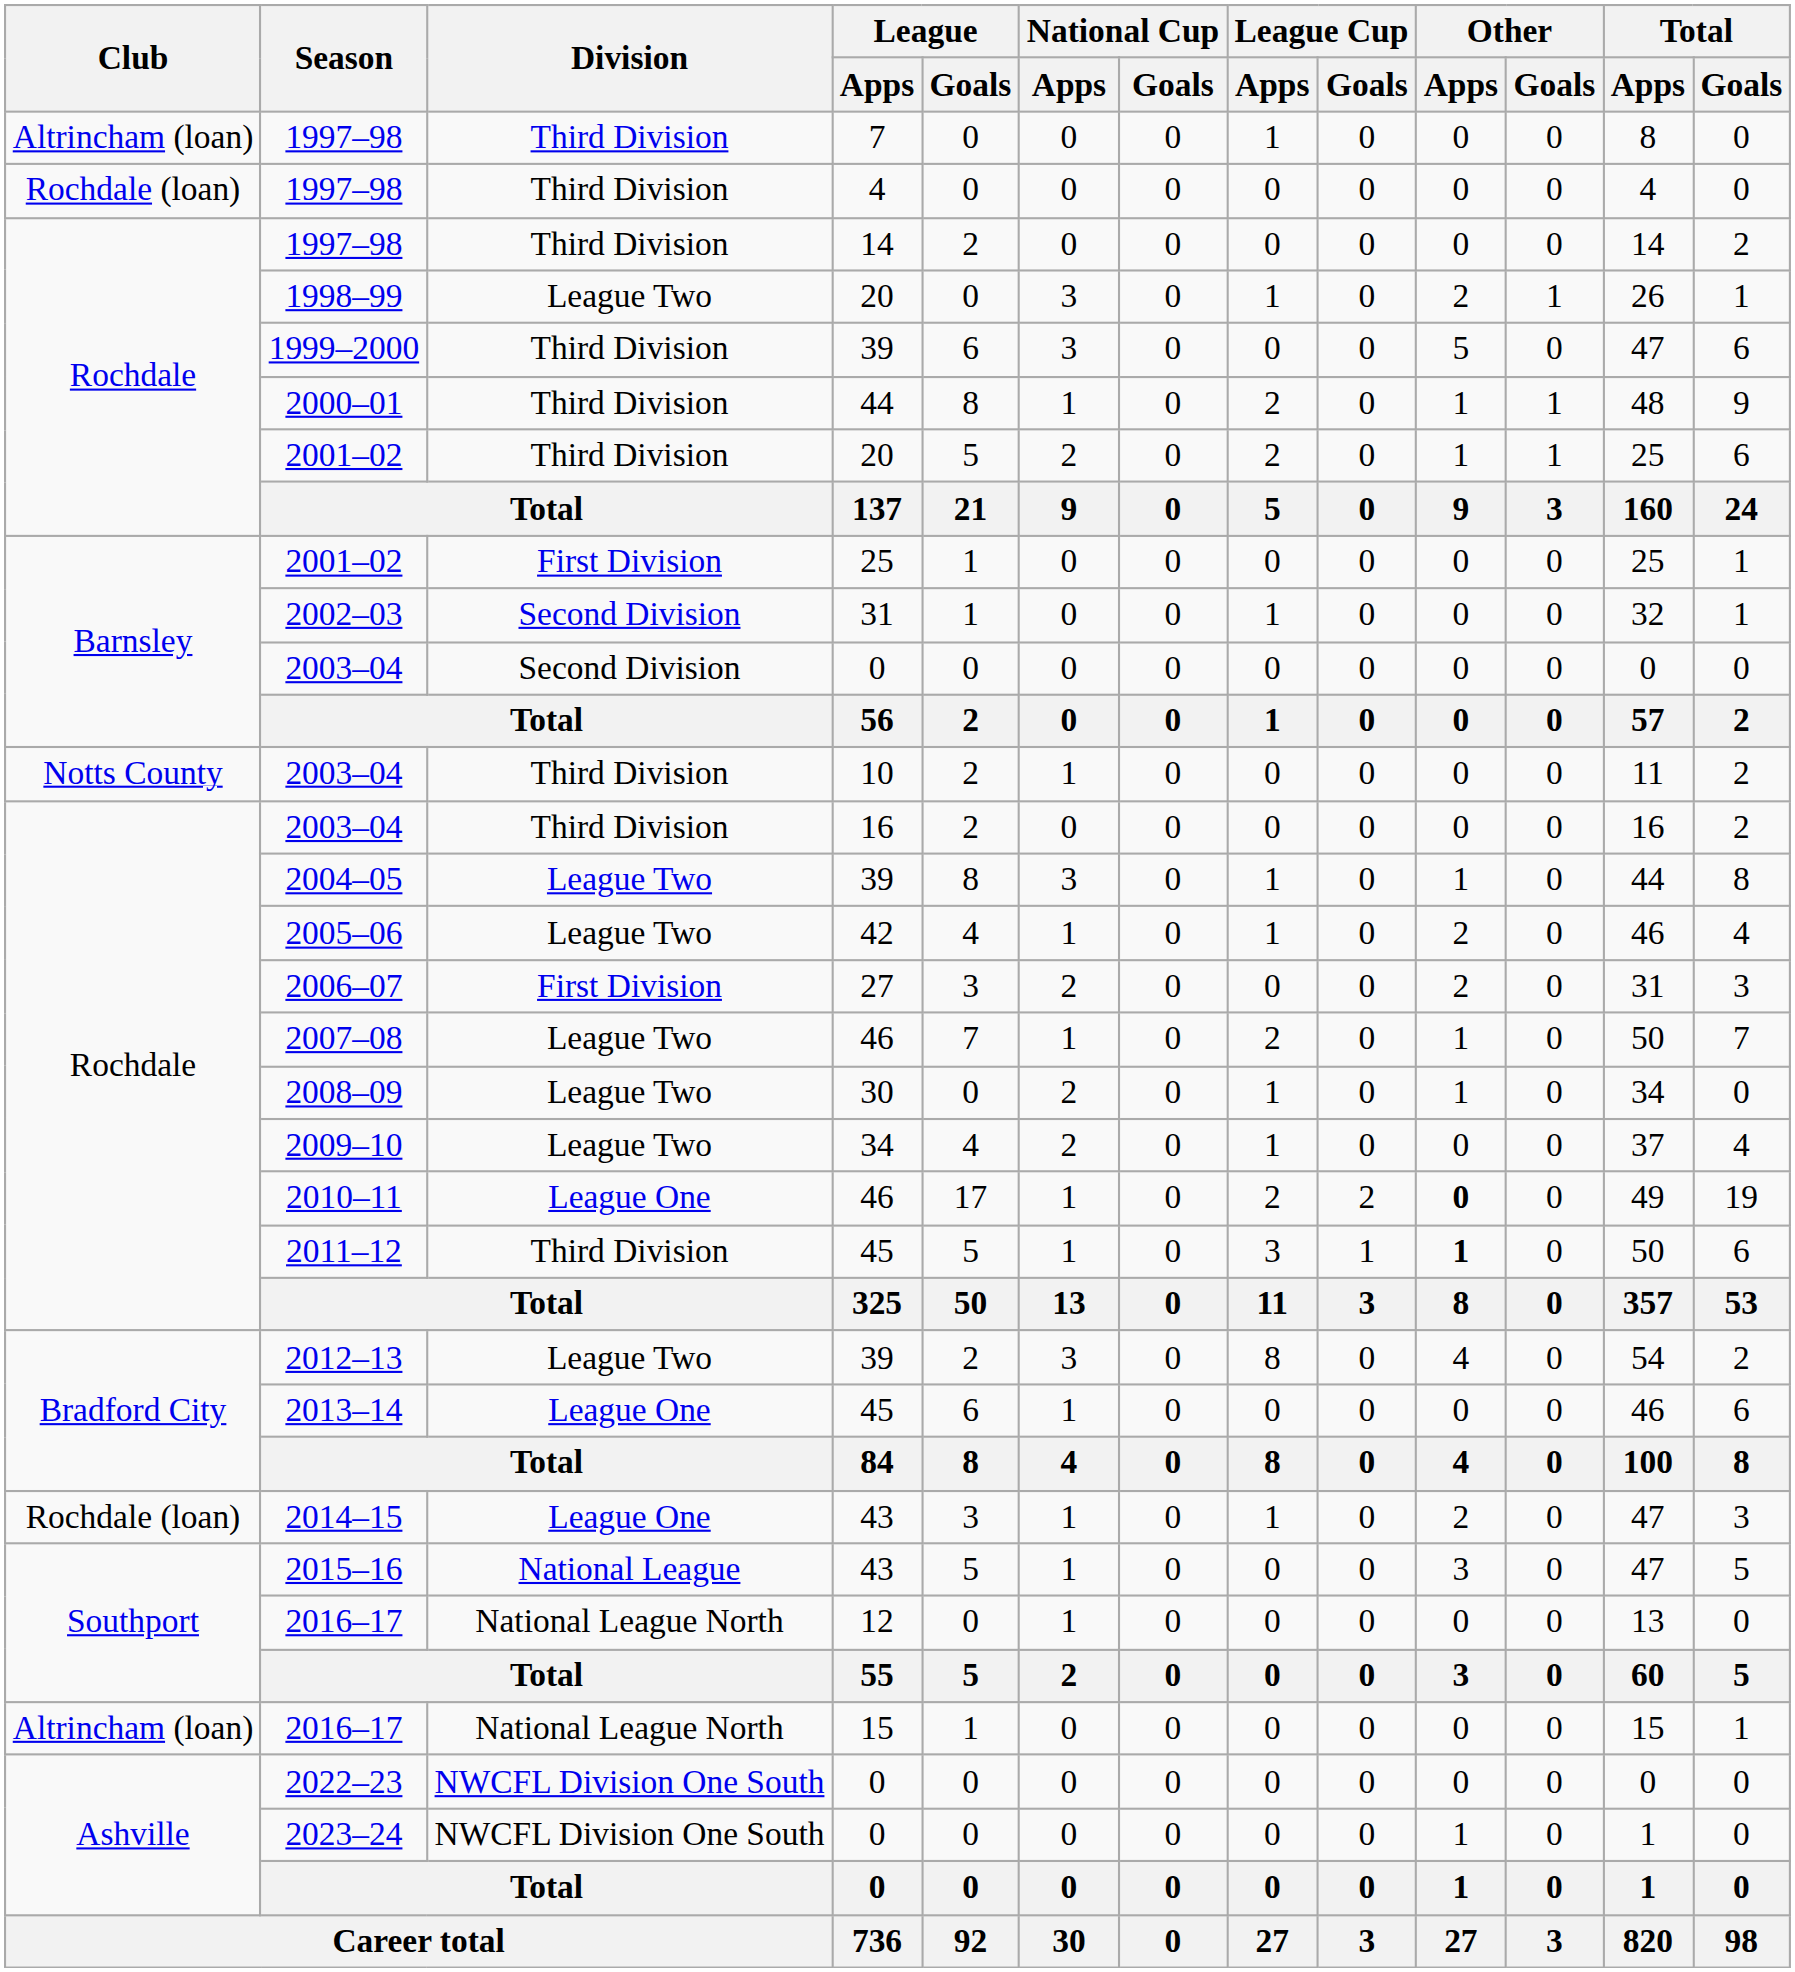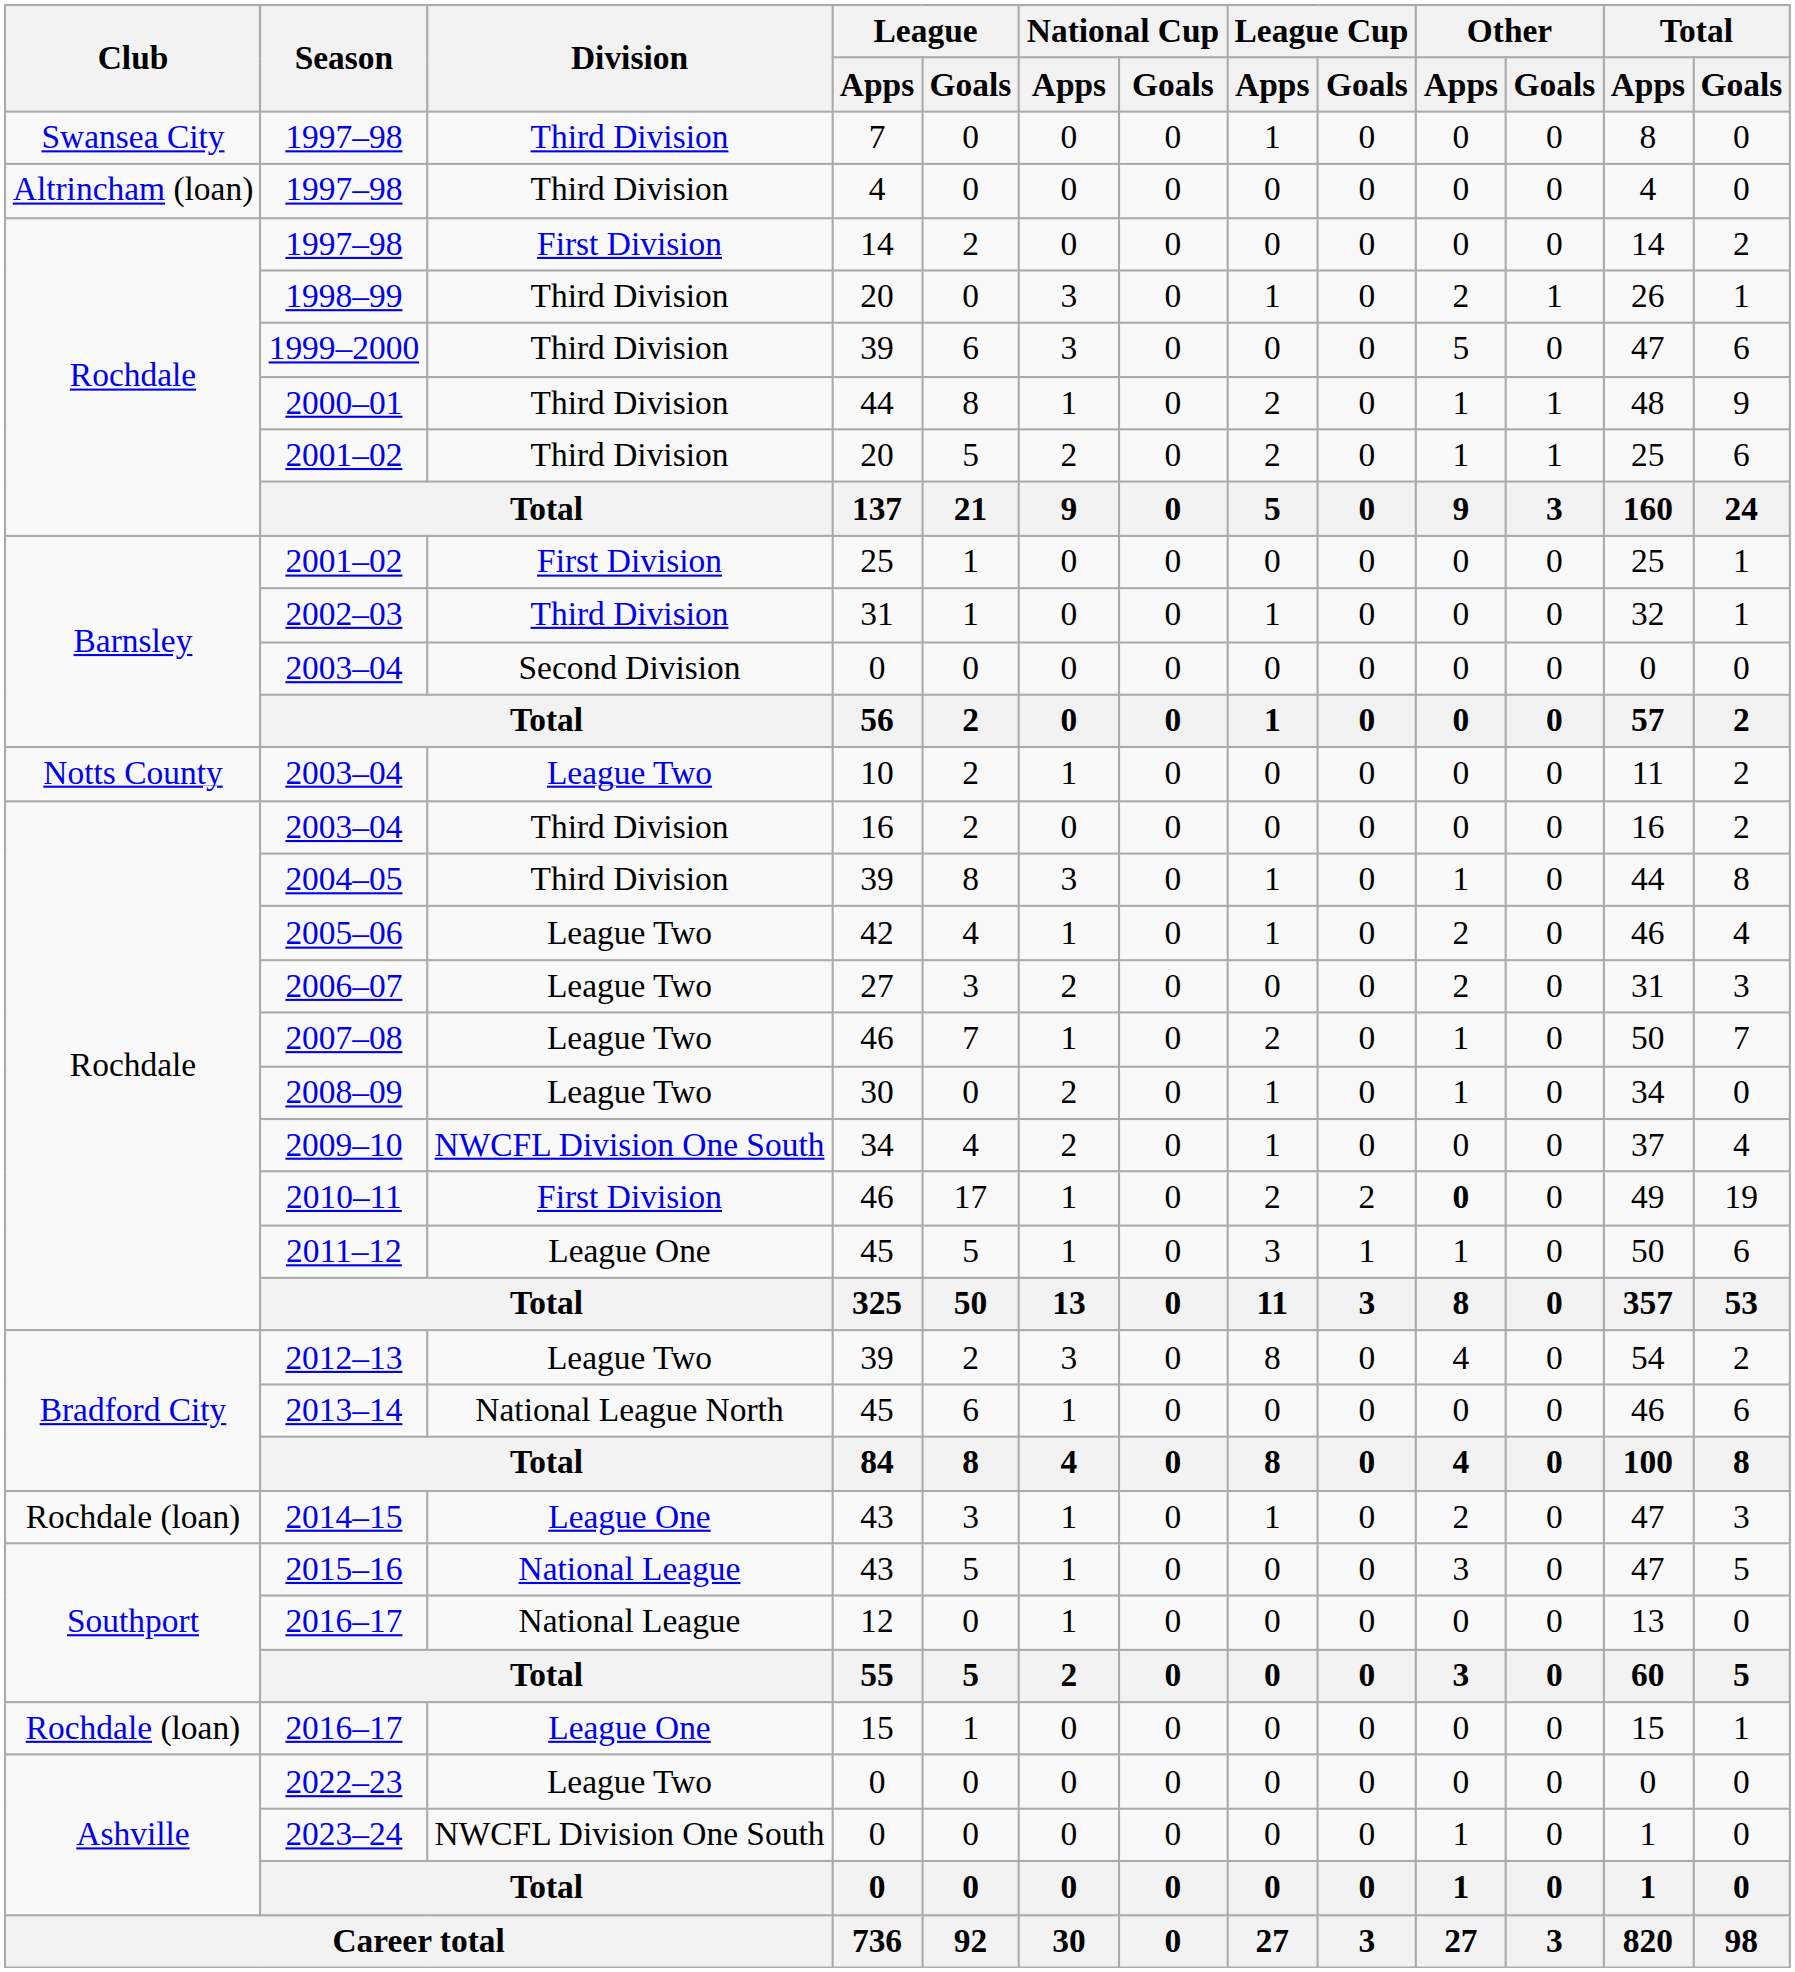(133, 137) Altrincham (loan) -> (133, 137) Swansea City
(133, 190) Rochdale (loan) -> (133, 190) Altrincham (loan)
(629, 243) Third Division -> (629, 243) First Division
(629, 296) League Two -> (629, 296) Third Division
(629, 614) Second Division -> (629, 614) Third Division
(629, 773) Third Division -> (629, 773) League Two
(629, 879) League Two -> (629, 879) Third Division
(629, 985) First Division -> (629, 985) League Two
(629, 1144) League Two -> (629, 1144) NWCFL Division One South
(629, 1197) League One -> (629, 1197) First Division
(629, 1250) Third Division -> (629, 1250) League One
(1461, 1250) bold -> (1461, 1250) normal
(629, 1409) League One -> (629, 1409) National League North
(629, 1622) National League North -> (629, 1622) National League
(133, 1728) Altrincham (loan) -> (133, 1728) Rochdale (loan)
(629, 1728) National League North -> (629, 1728) League One
(629, 1781) NWCFL Division One South -> (629, 1781) League Two
